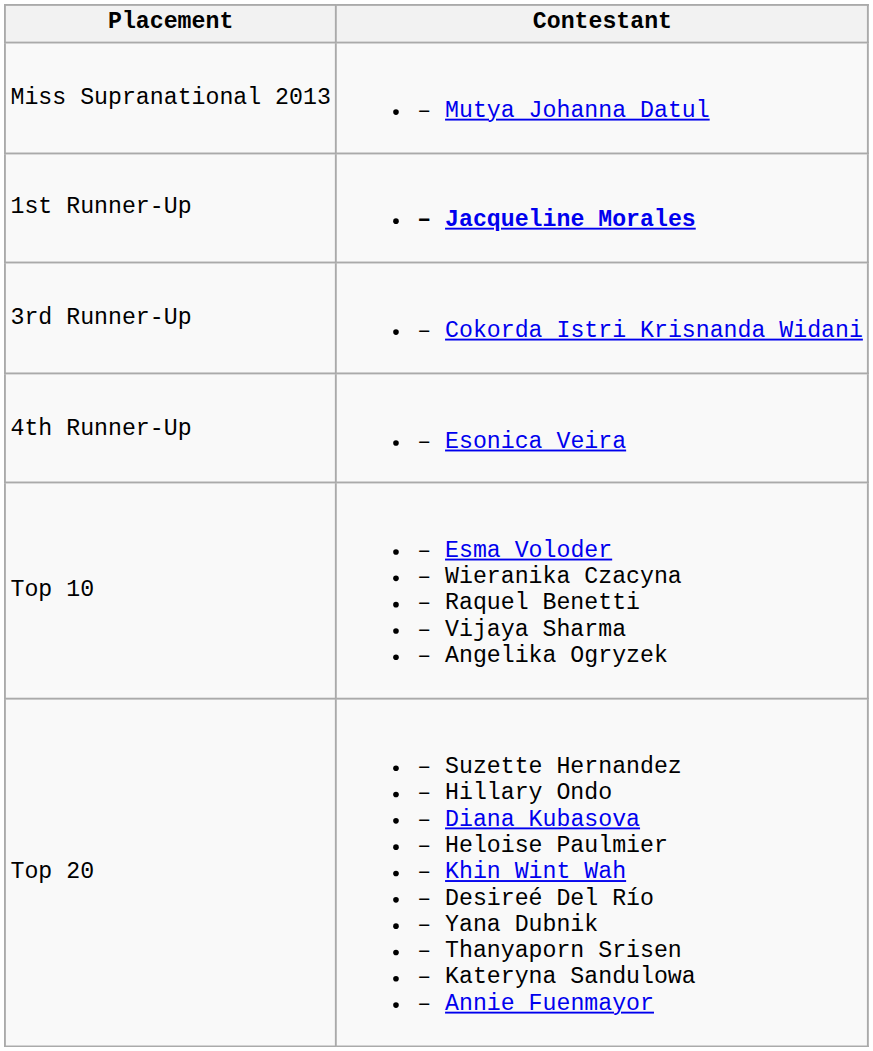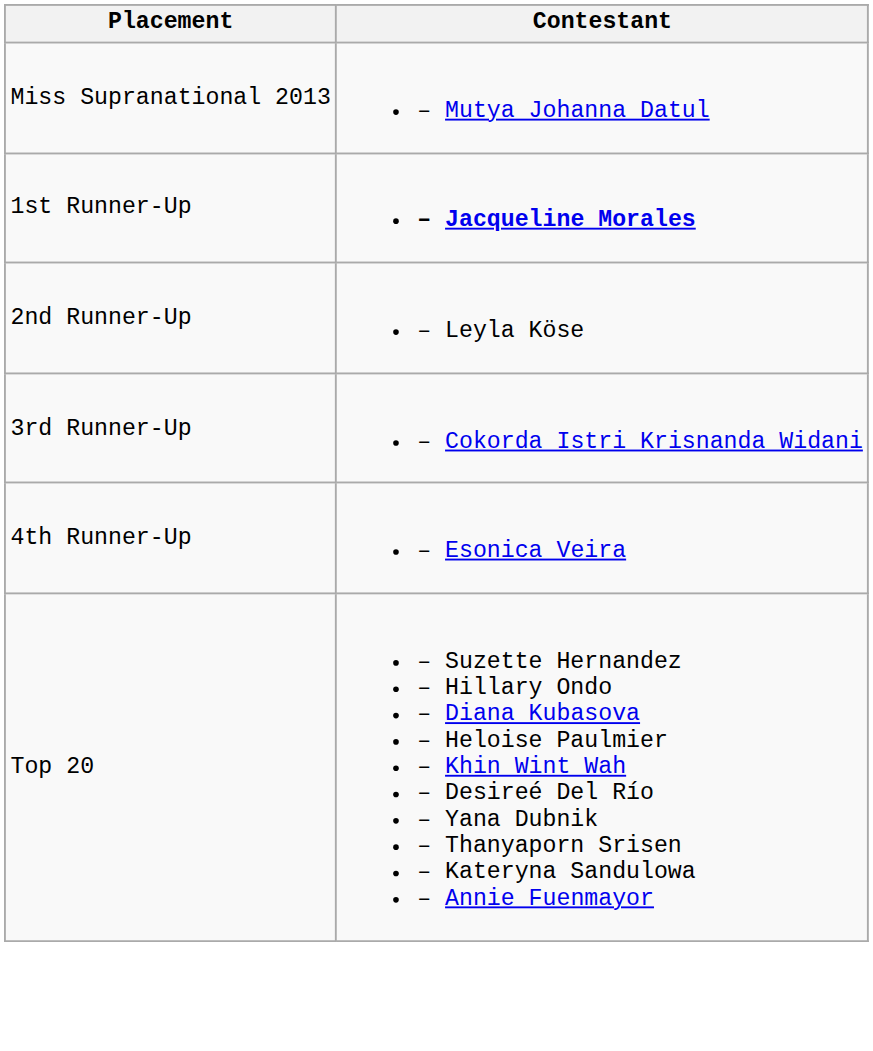+ row: (101, 318)
- row: (52, 591)
